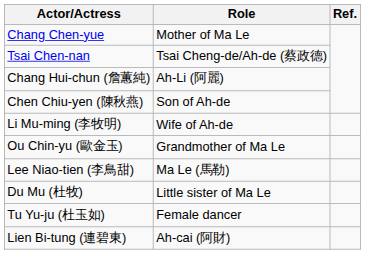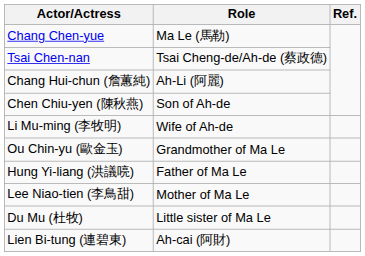(203, 34) Mother of Ma Le -> (193, 35) Ma Le (馬勒)
+ row: (71, 171)
(193, 169) Ma Le (馬勒) -> (203, 195) Mother of Ma Le
- row: (56, 214)
